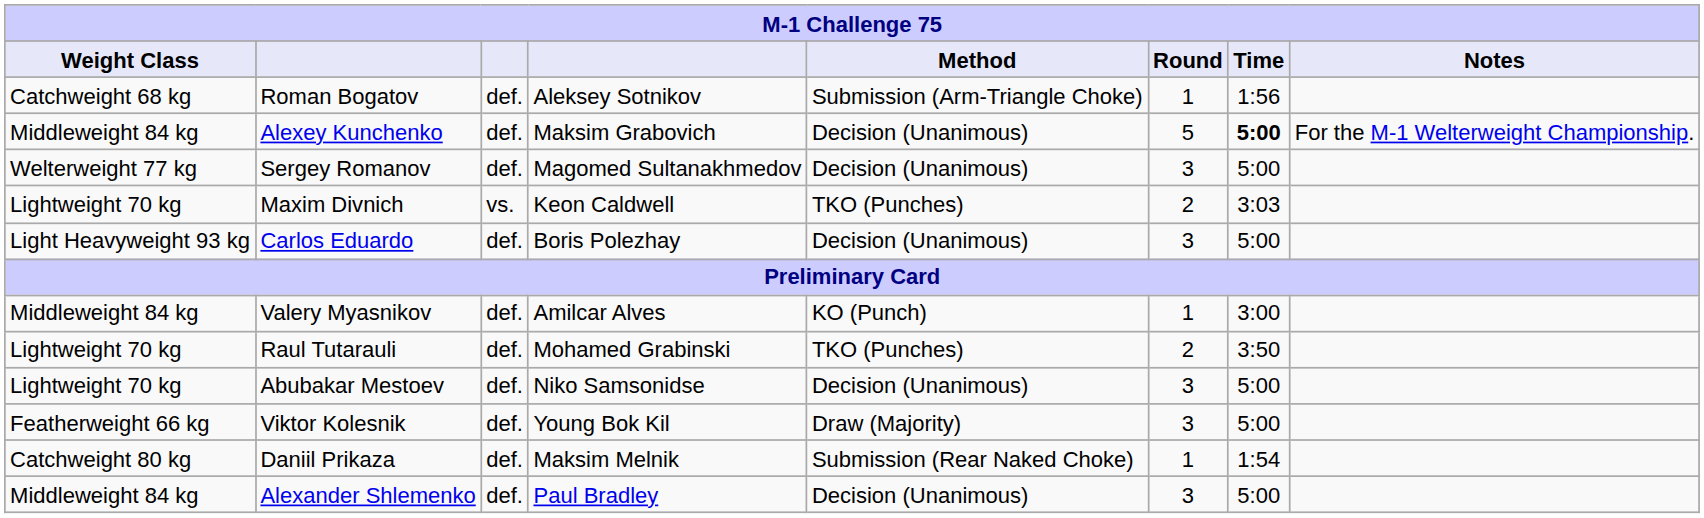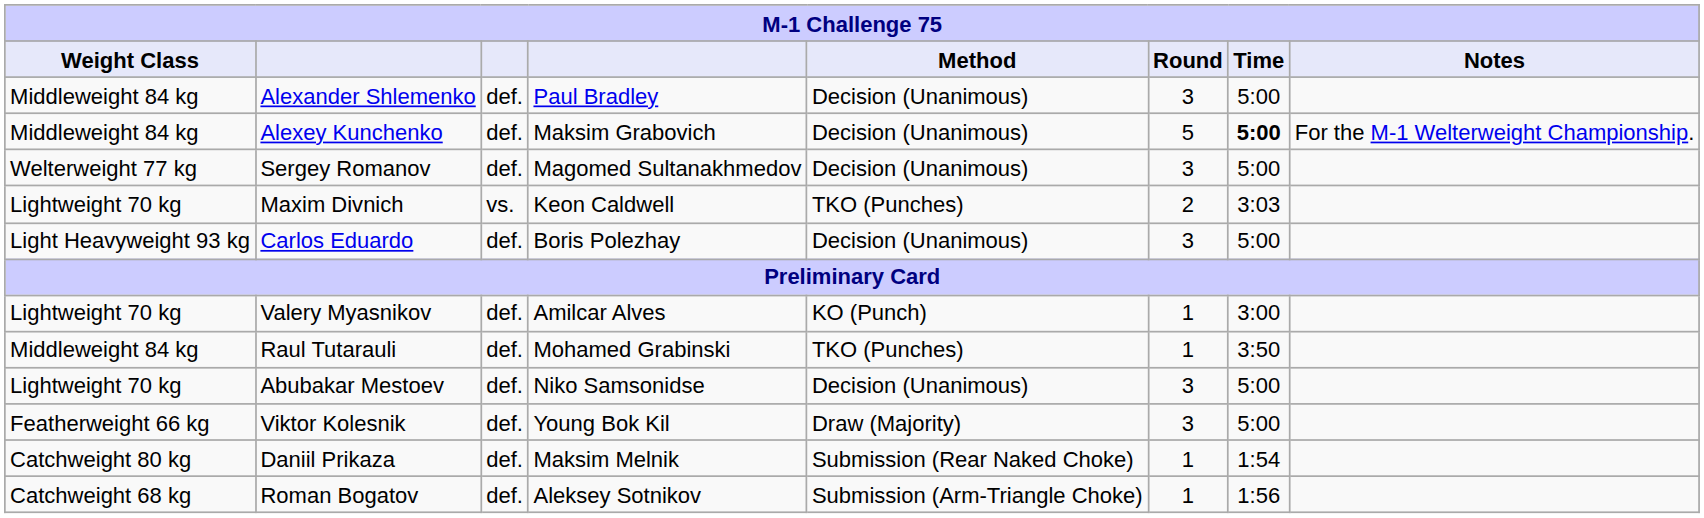rows swapped: (368, 494) <-> (339, 95)
(104, 313) Middleweight 84 kg -> (96, 313) Lightweight 70 kg
(96, 349) Lightweight 70 kg -> (104, 349) Middleweight 84 kg
(1188, 349) 2 -> (1188, 349) 1
